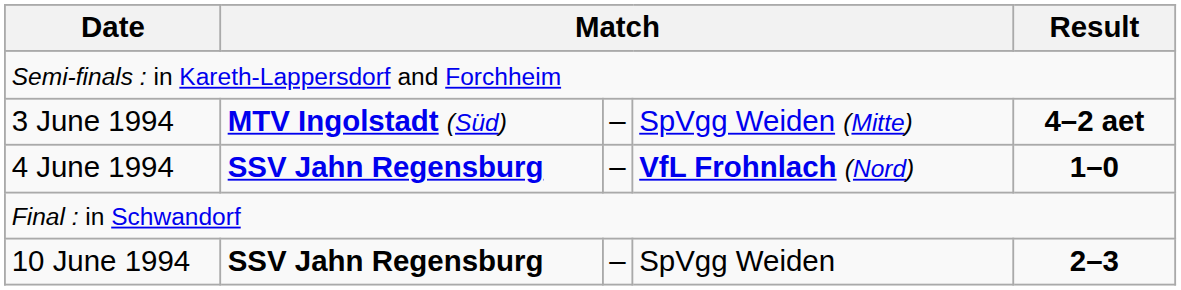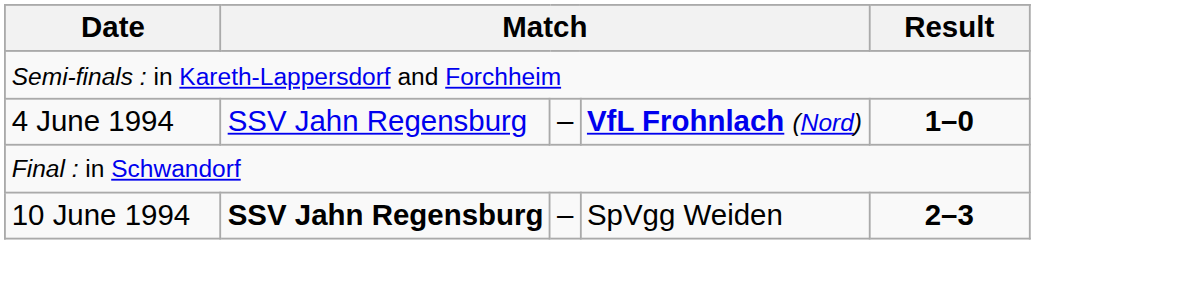- row: (93, 121)
(386, 167) bold -> (377, 121) normal
